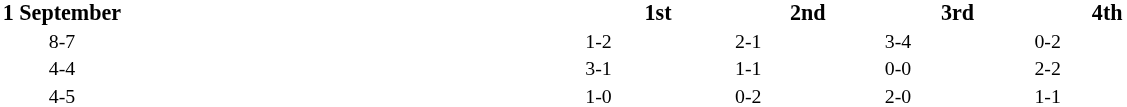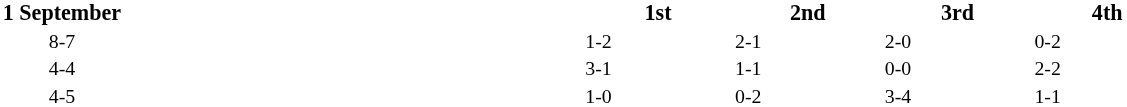(898, 41) 3-4 -> (898, 41) 2-0
(898, 96) 2-0 -> (898, 96) 3-4
